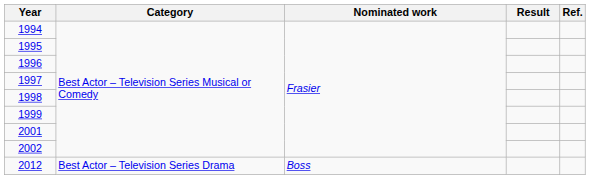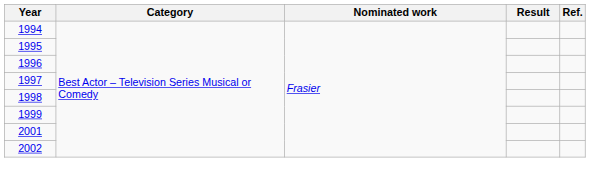- row: (30, 166)
